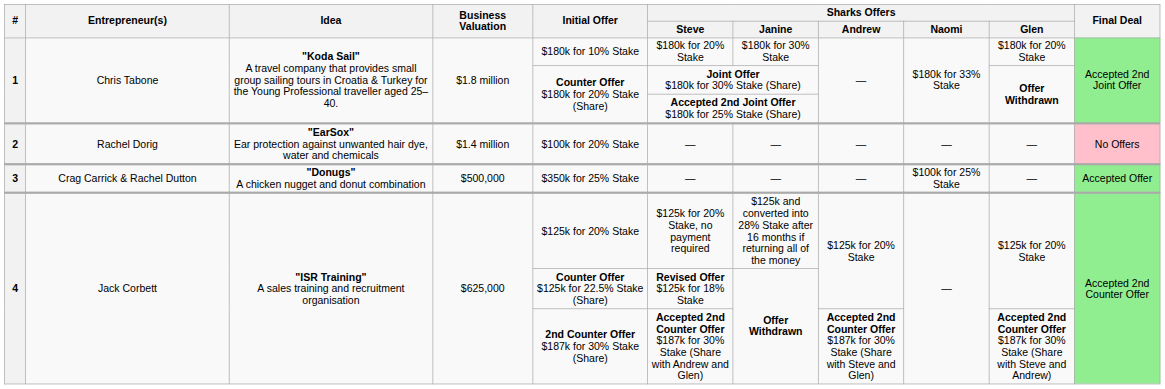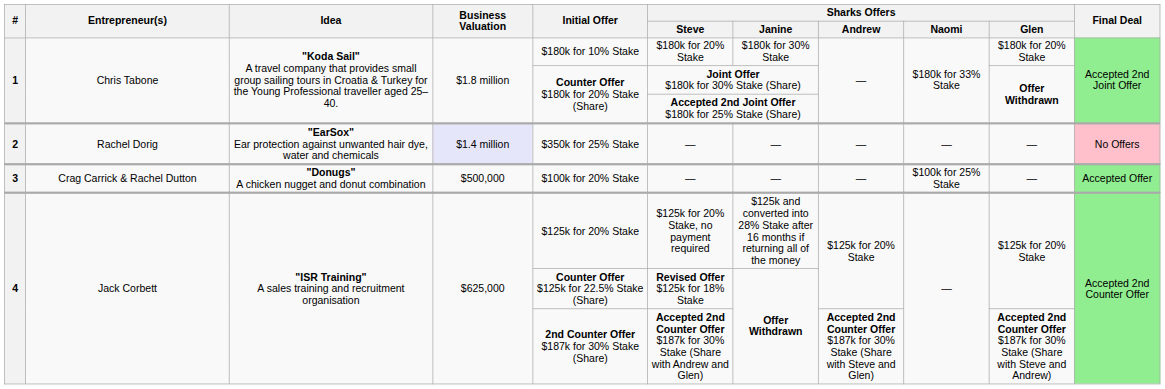(483, 144) no background -> (483, 144) lavender background
(590, 144) $100k for 20% Stake -> (590, 144) $350k for 25% Stake
(590, 179) $350k for 25% Stake -> (590, 179) $100k for 20% Stake
